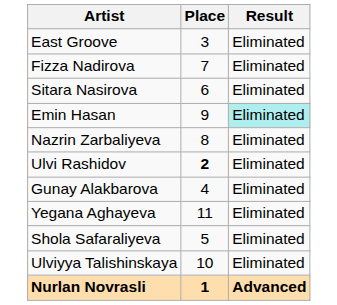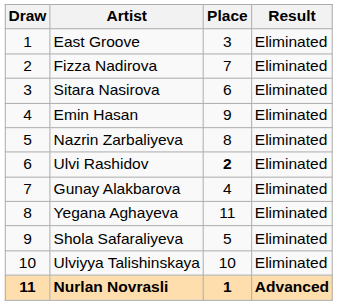+ column: (27, 16)
(268, 115) paleturquoise background -> (291, 115) no background
